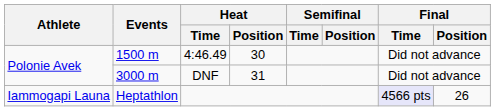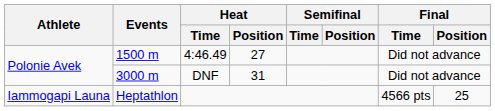(258, 55) 30 -> (258, 55) 27
(406, 96) lavender background -> (406, 96) no background
(462, 96) 26 -> (462, 96) 25
